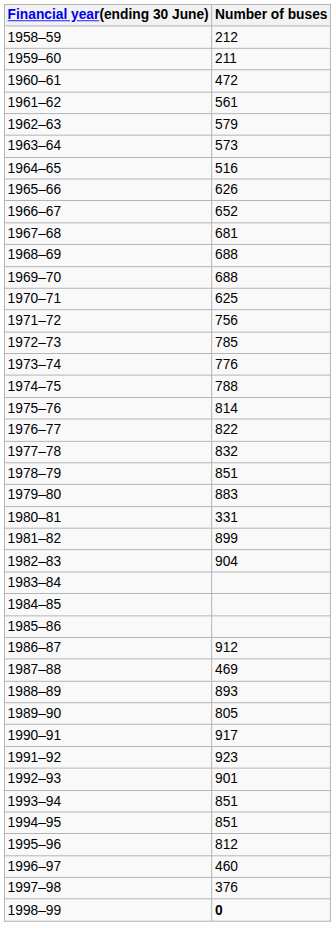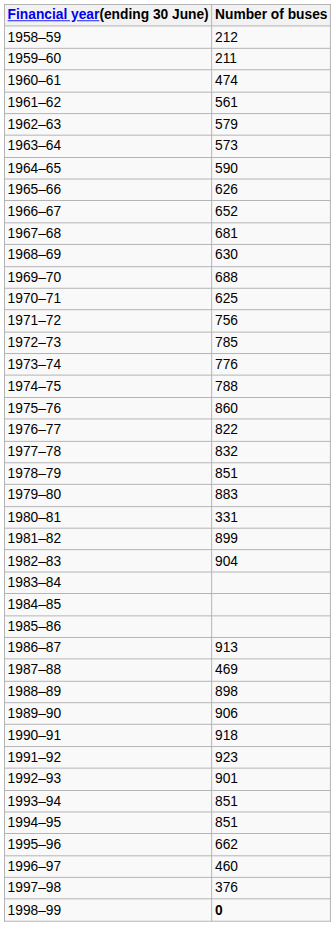(227, 80) 472 -> (227, 80) 474
(227, 168) 516 -> (227, 168) 590
(227, 255) 688 -> (227, 255) 630
(227, 408) 814 -> (227, 408) 860
(227, 648) 912 -> (227, 648) 913
(227, 691) 893 -> (227, 691) 898
(227, 713) 805 -> (227, 713) 906
(227, 735) 917 -> (227, 735) 918
(227, 844) 812 -> (227, 844) 662
